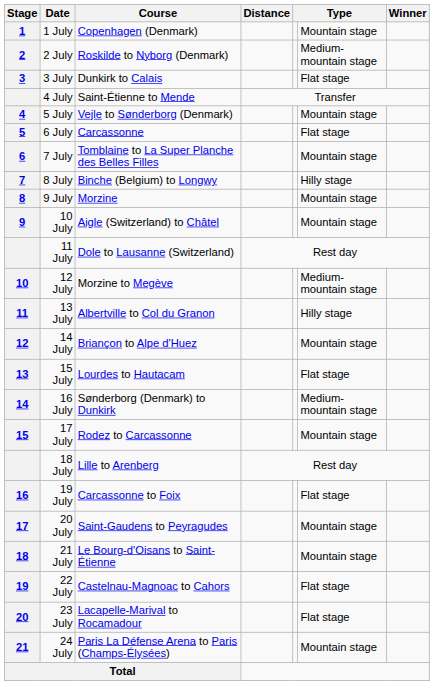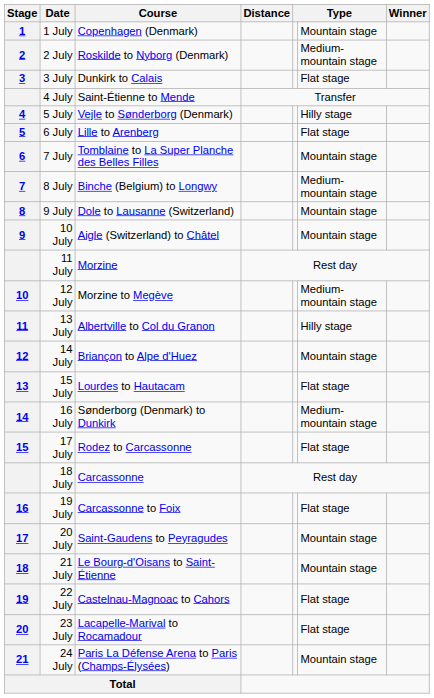(339, 114) Mountain stage -> (326, 114) Hilly stage
(111, 132) Carcassonne -> (118, 132) Lille to Arenberg
(326, 180) Hilly stage -> (339, 186) Medium-mountain stage
(98, 198) Morzine -> (156, 211) Dole to Lausanne (Switzerland)
(156, 252) Dole to Lausanne (Switzerland) -> (98, 265) Morzine
(339, 435) Mountain stage -> (325, 447) Flat stage
(118, 465) Lille to Arenberg -> (111, 478) Carcassonne
